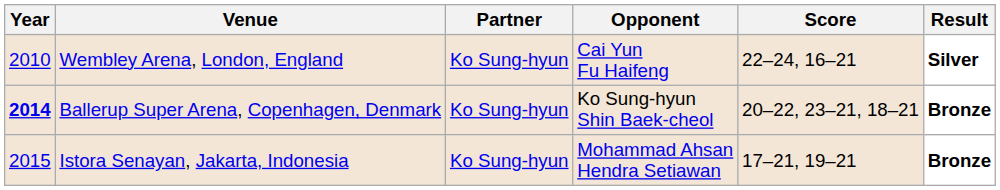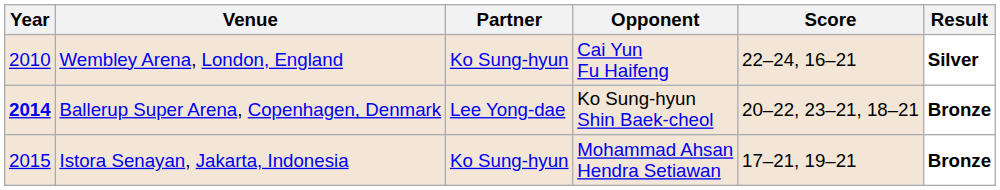(509, 110) Ko Sung-hyun -> (508, 110) Lee Yong-dae
